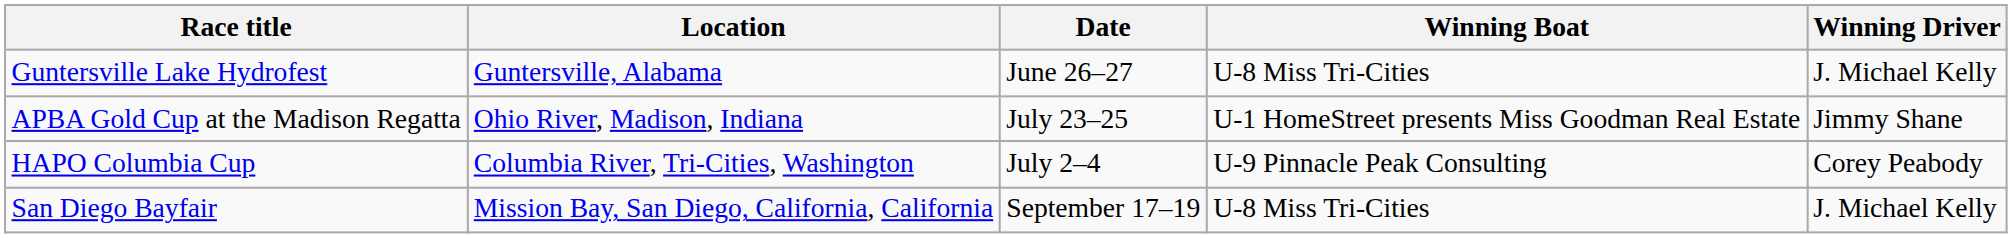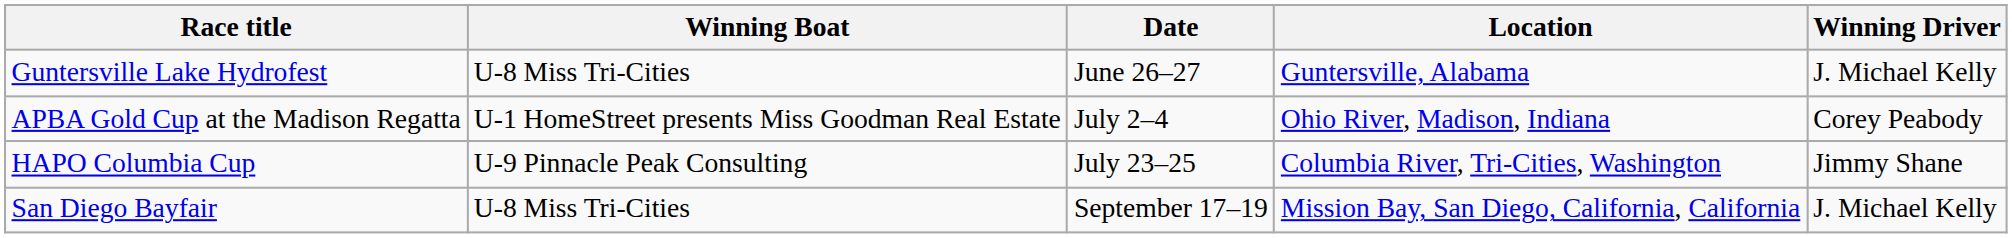columns swapped: (733, 26) <-> (1507, 26)
(1067, 117) July 23–25 -> (1121, 117) July 2–4
(1888, 117) Jimmy Shane -> (1898, 117) Corey Peabody
(1053, 163) July 2–4 -> (1135, 163) July 23–25
(1898, 163) Corey Peabody -> (1888, 163) Jimmy Shane
